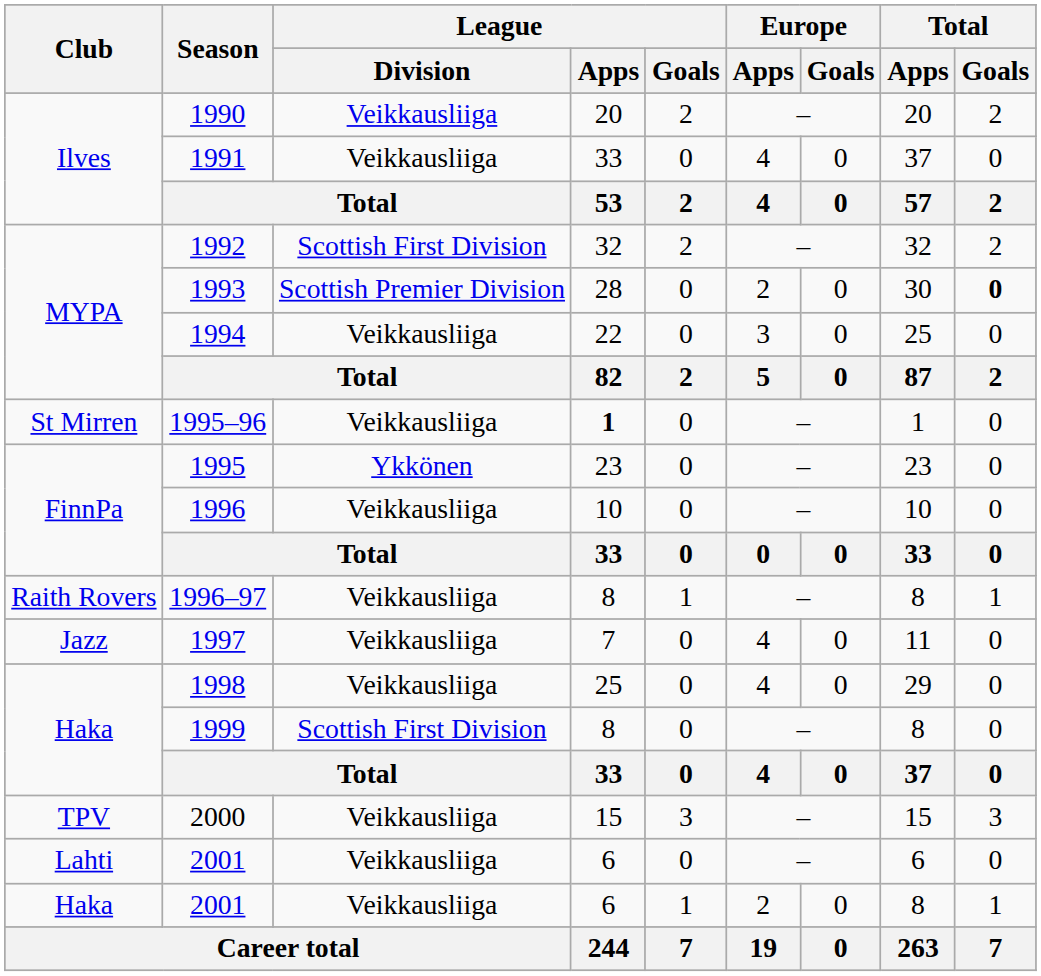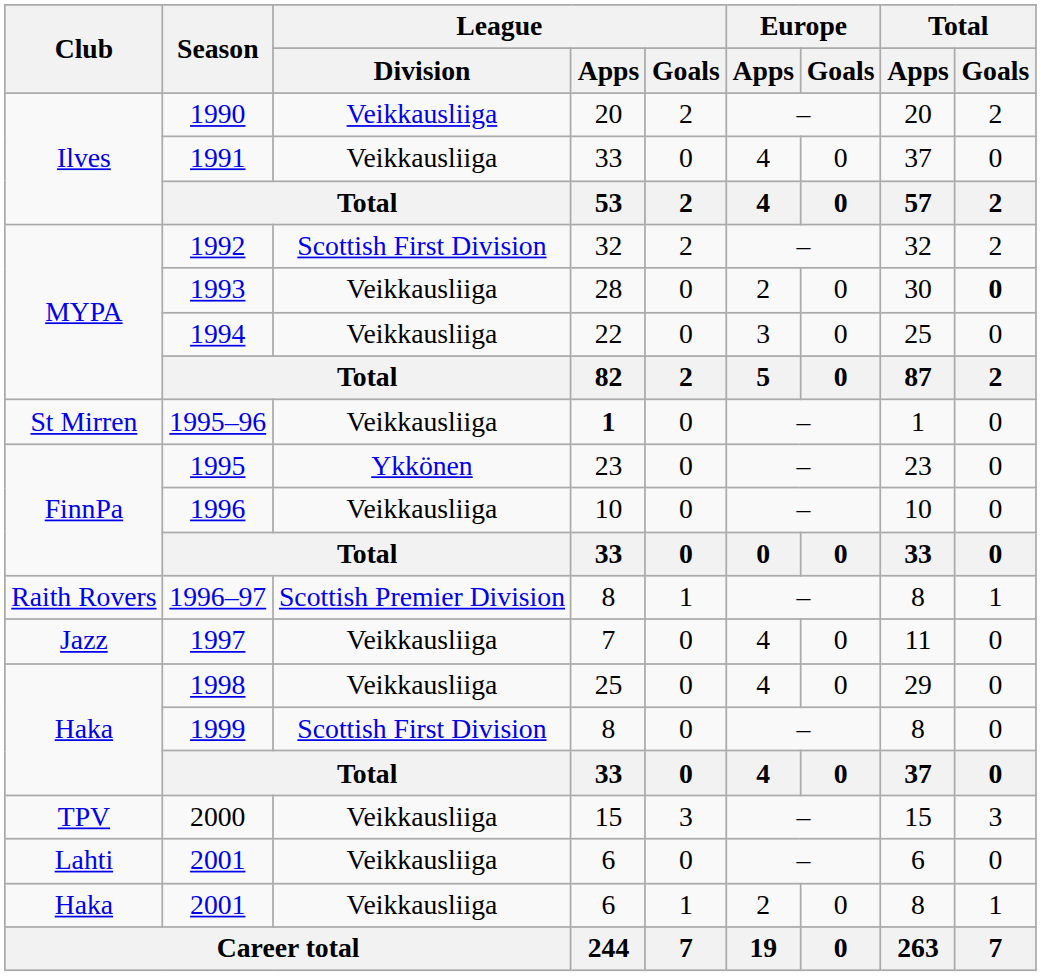(422, 289) Scottish Premier Division -> (422, 289) Veikkausliiga
(422, 597) Veikkausliiga -> (422, 597) Scottish Premier Division
